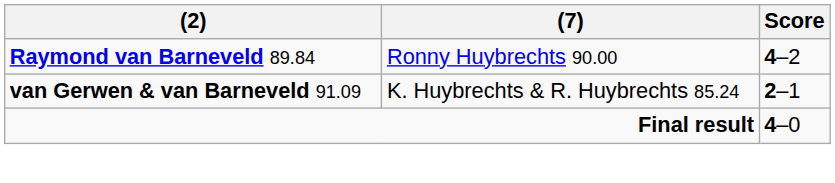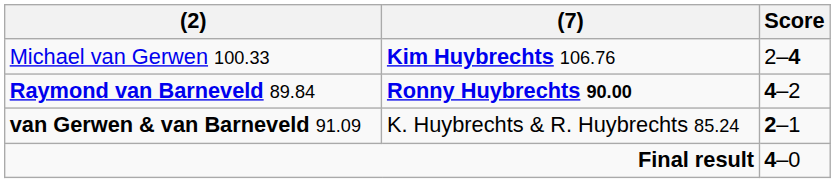+ row: (140, 56)
(502, 56) normal -> (509, 90) bold
